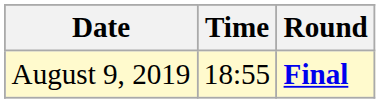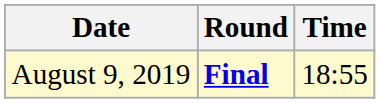columns swapped: (237, 27) <-> (326, 27)
